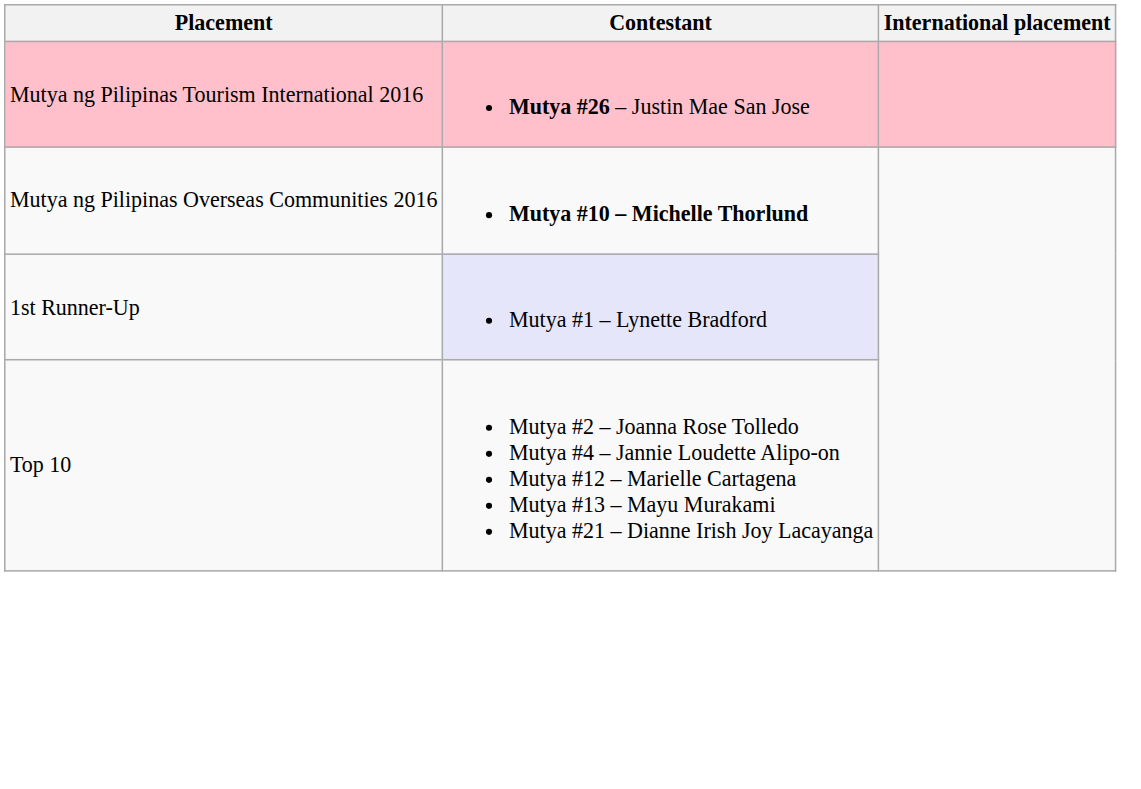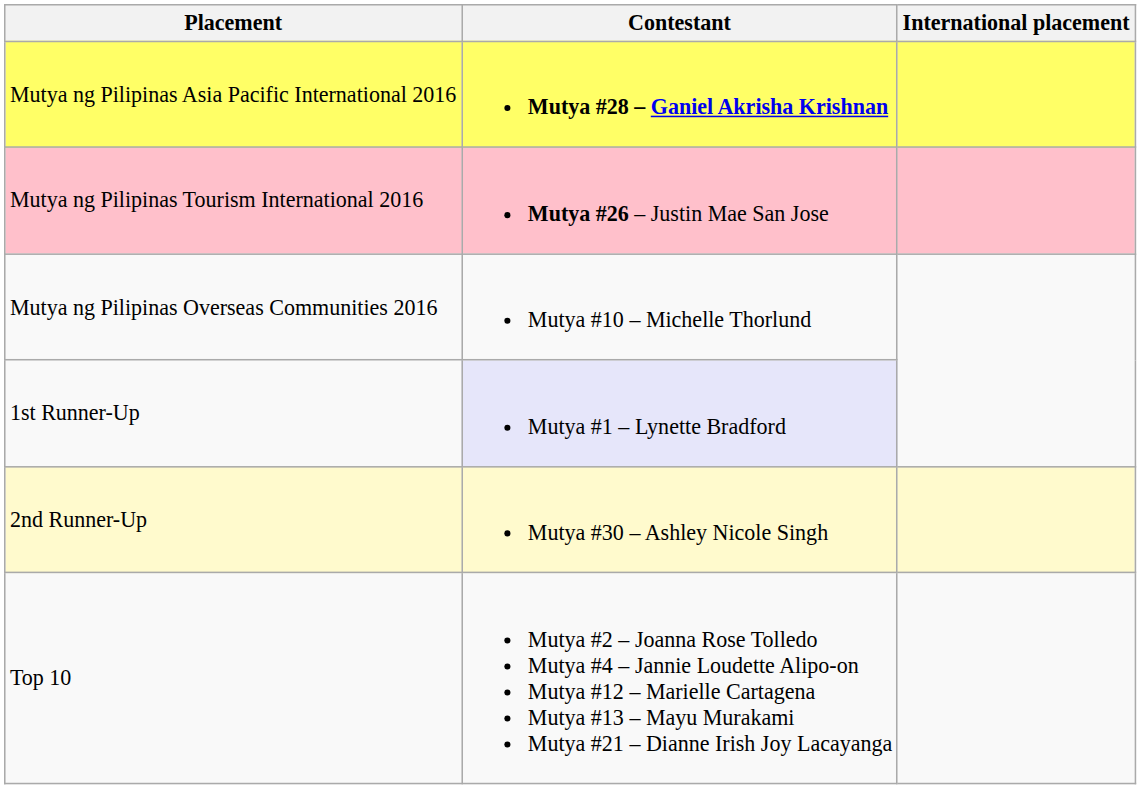+ row: (233, 94)
(661, 214) bold -> (679, 320) normal
+ row: (79, 519)
